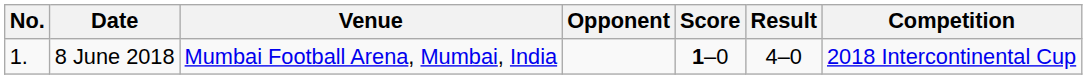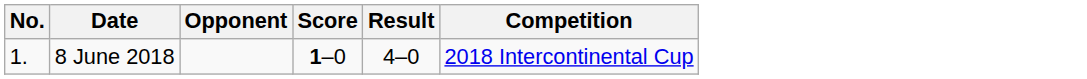- column: (371, 21)
